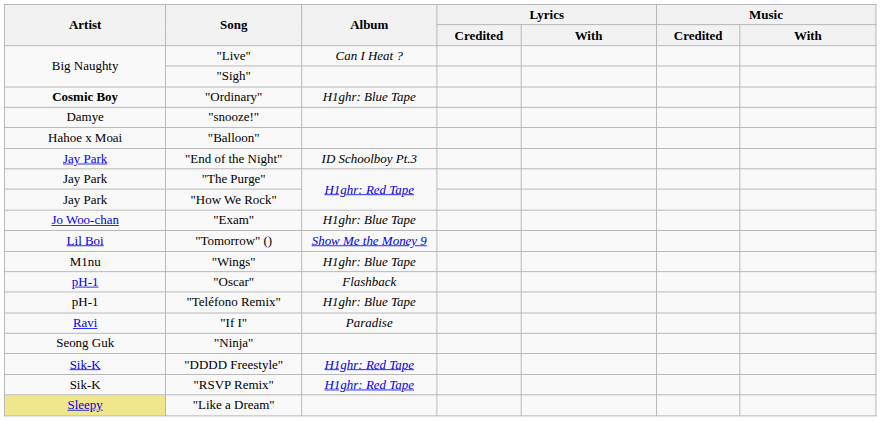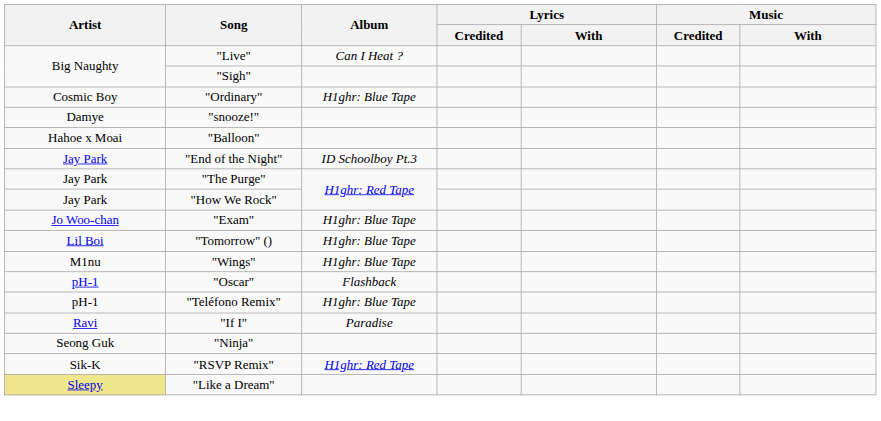(85, 96) bold -> (85, 96) normal
(369, 240) Show Me the Money 9 -> (369, 240) H1ghr: Blue Tape
- row: (234, 364)
